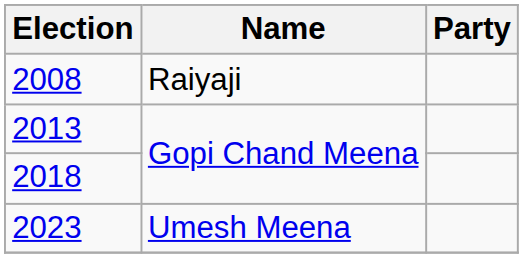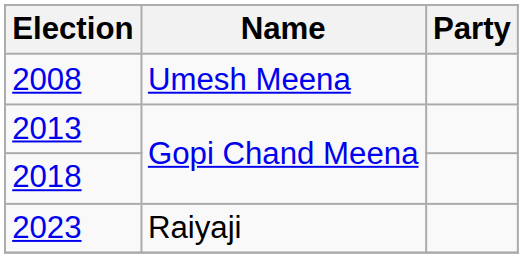(195, 78) Raiyaji -> (249, 78) Umesh Meena
(249, 227) Umesh Meena -> (195, 227) Raiyaji
